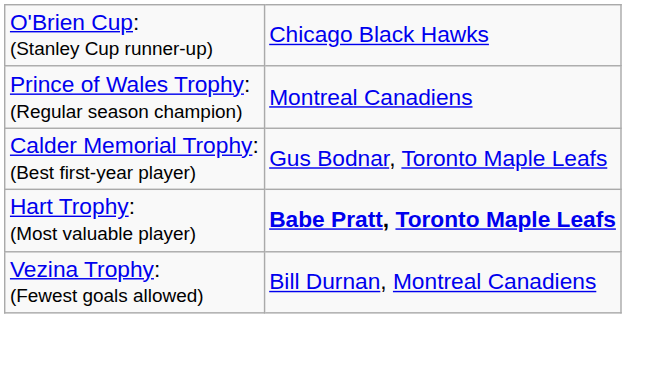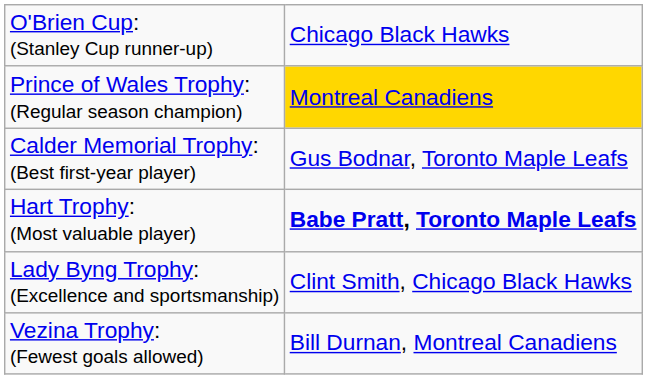(371, 96) no background -> (391, 96) gold background
+ row: (145, 281)
